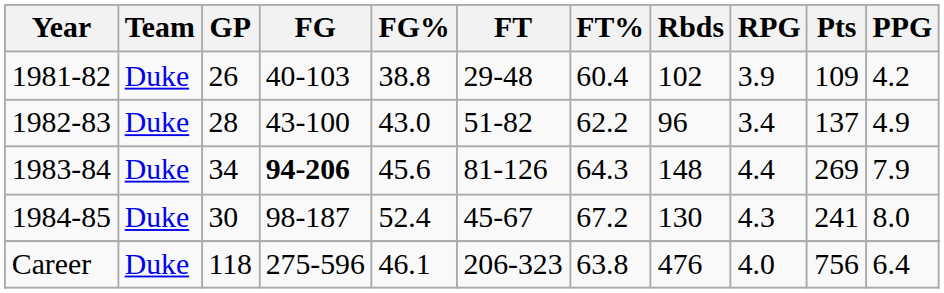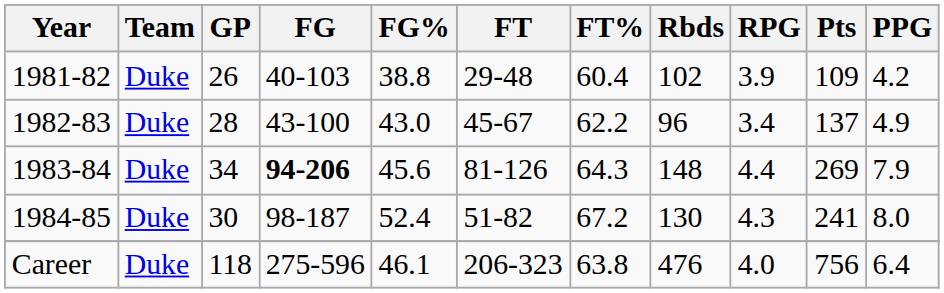(498, 122) 51-82 -> (498, 122) 45-67
(498, 216) 45-67 -> (498, 216) 51-82
